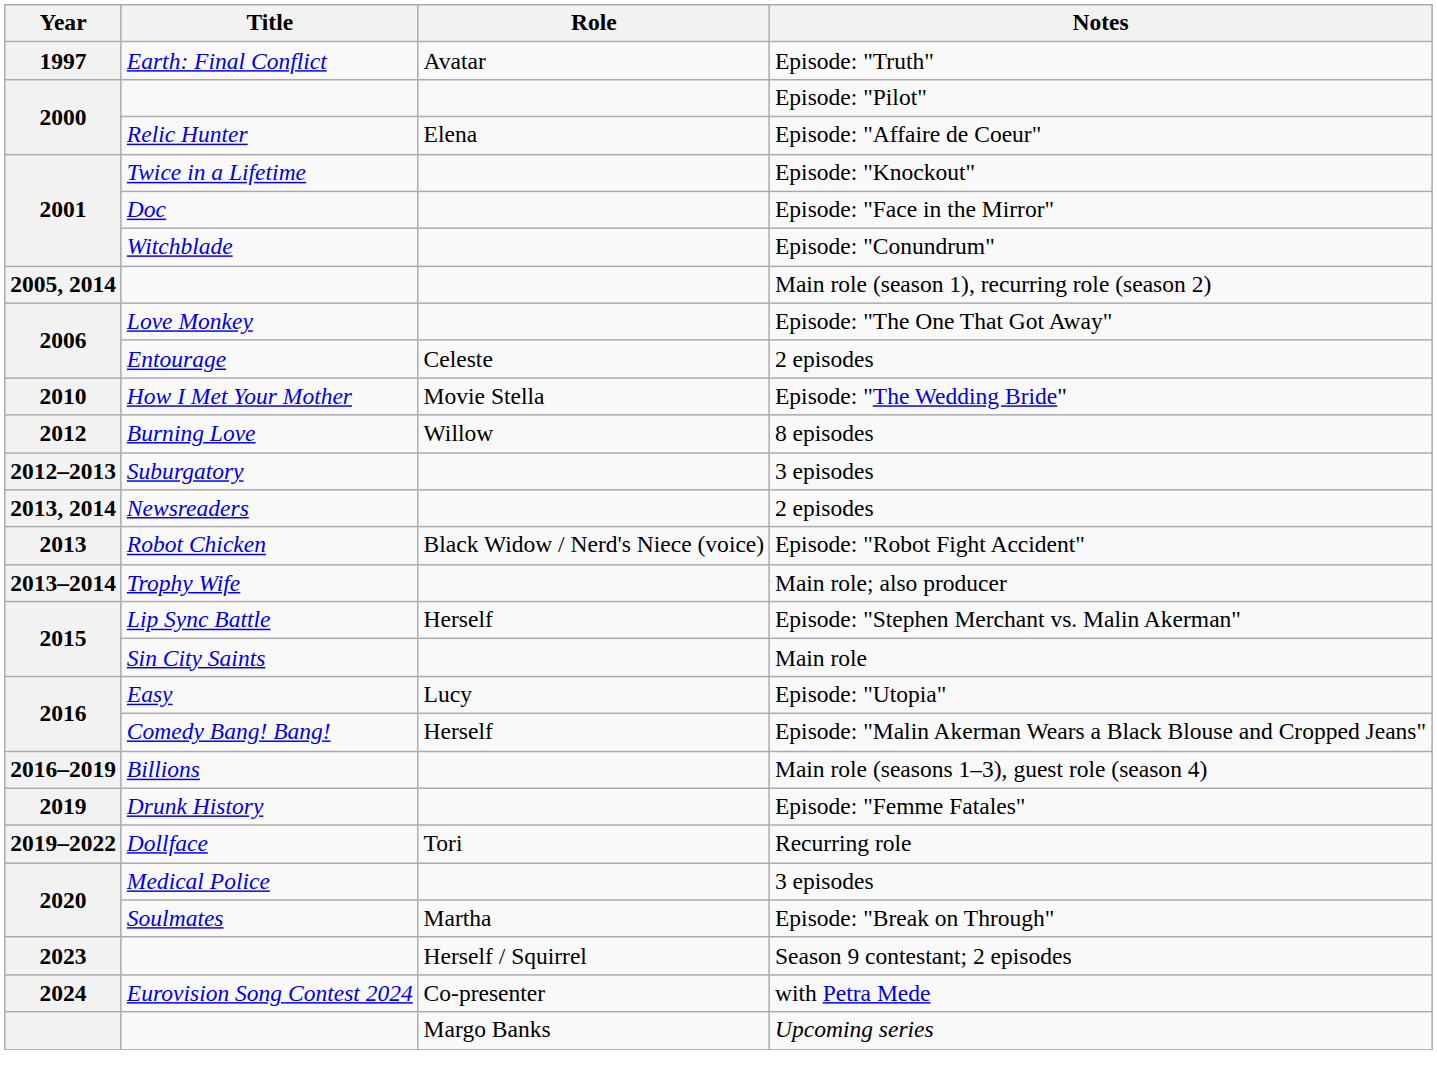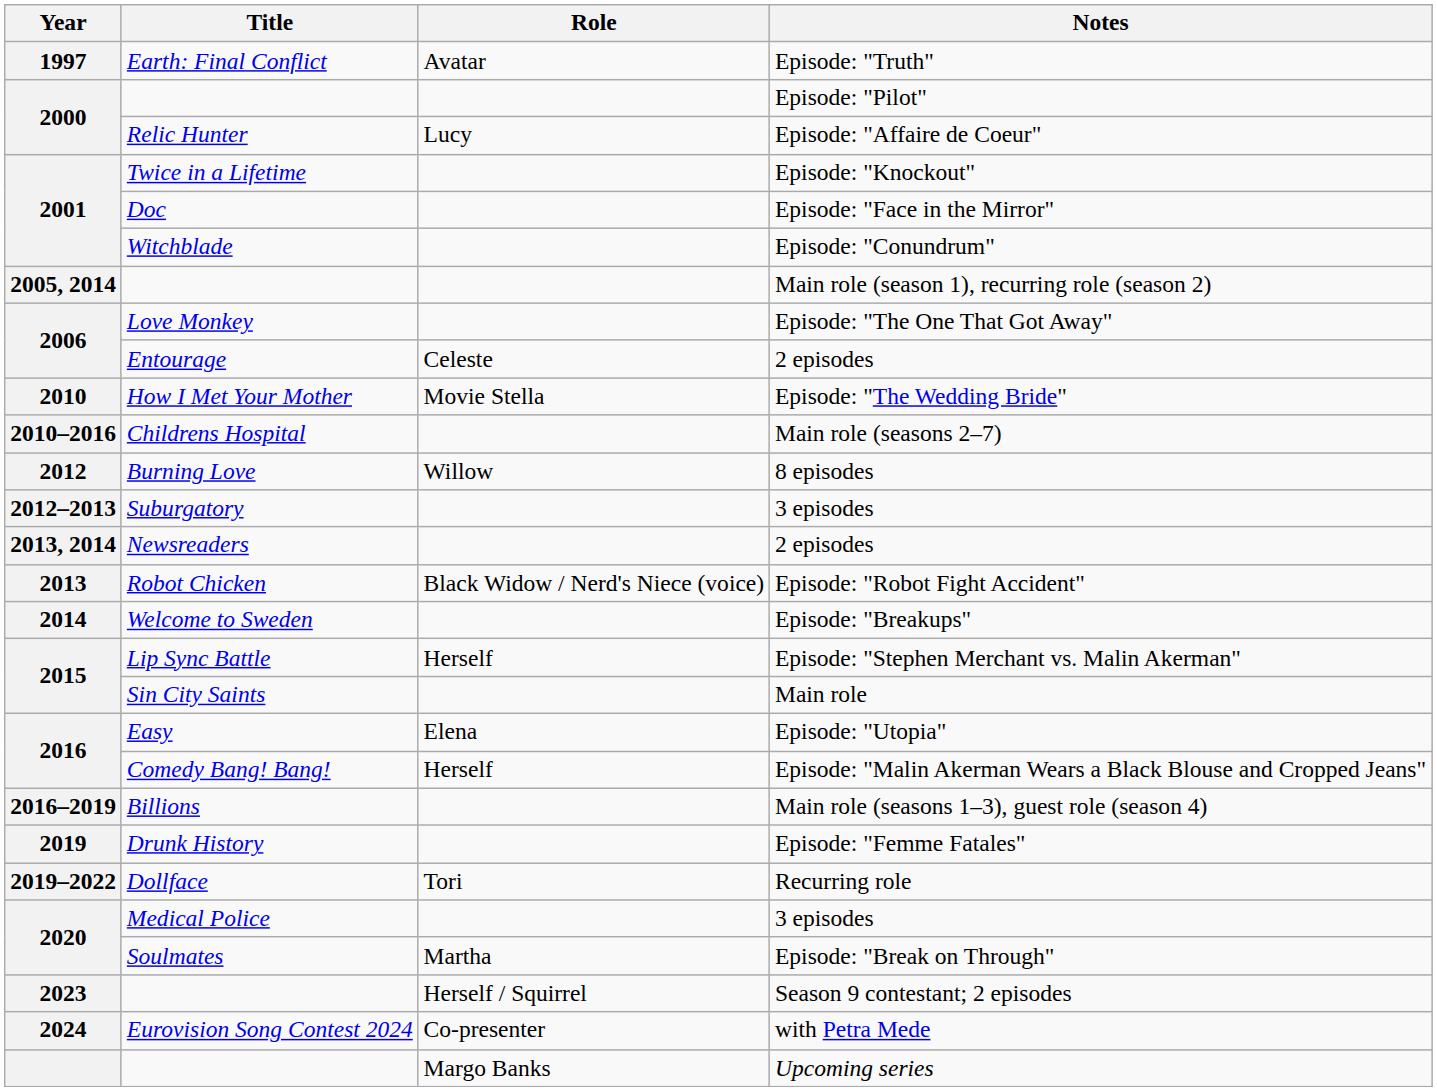(450, 135) Elena -> (448, 135) Lucy
+ row: (216, 433)
- row: (184, 582)
+ row: (220, 619)
(448, 694) Lucy -> (450, 731) Elena
